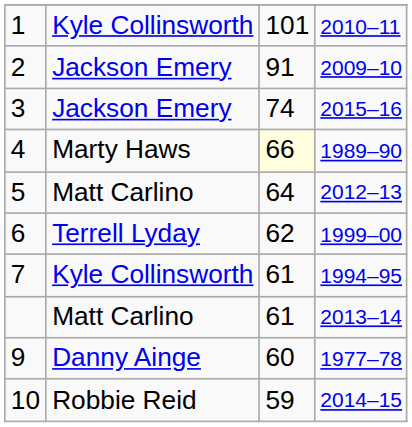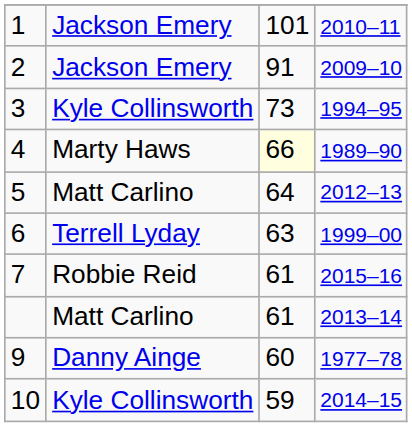(153, 25) Kyle Collinsworth -> (142, 25) Jackson Emery
(142, 108) Jackson Emery -> (153, 108) Kyle Collinsworth
(280, 108) 74 -> (280, 108) 73
(361, 109) 2015–16 -> (361, 109) 1994–95
(280, 233) 62 -> (280, 233) 63
(153, 274) Kyle Collinsworth -> (124, 274) Robbie Reid
(361, 275) 1994–95 -> (361, 275) 2015–16
(124, 399) Robbie Reid -> (153, 399) Kyle Collinsworth
